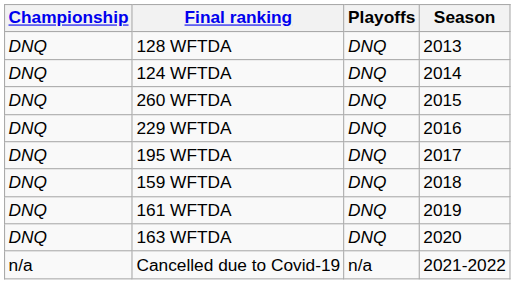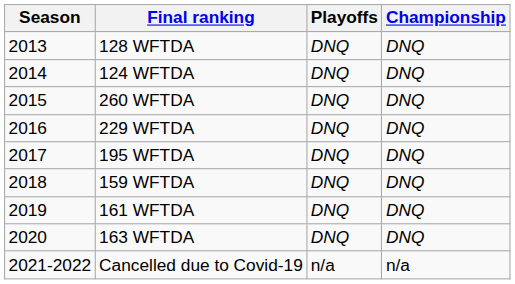columns swapped: (465, 18) <-> (69, 18)
